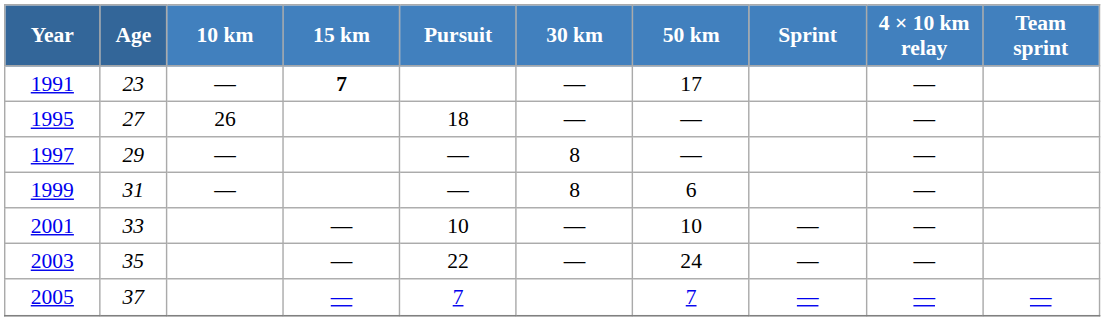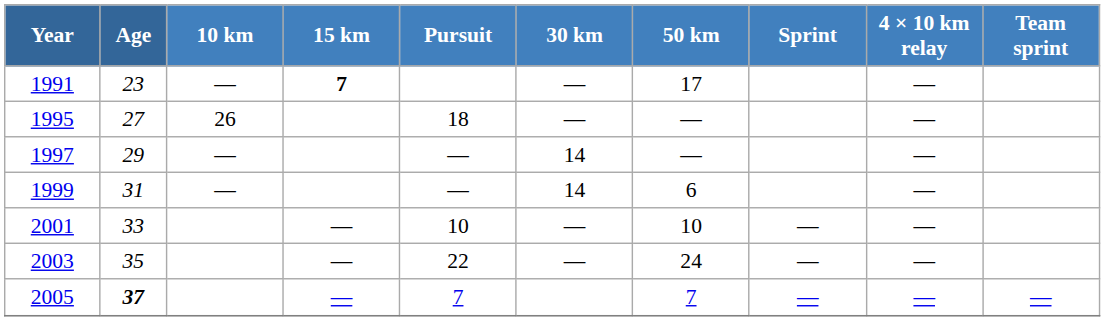(575, 154) 8 -> (575, 154) 14
(575, 190) 8 -> (575, 190) 14
(133, 297) normal -> (133, 297) bold
